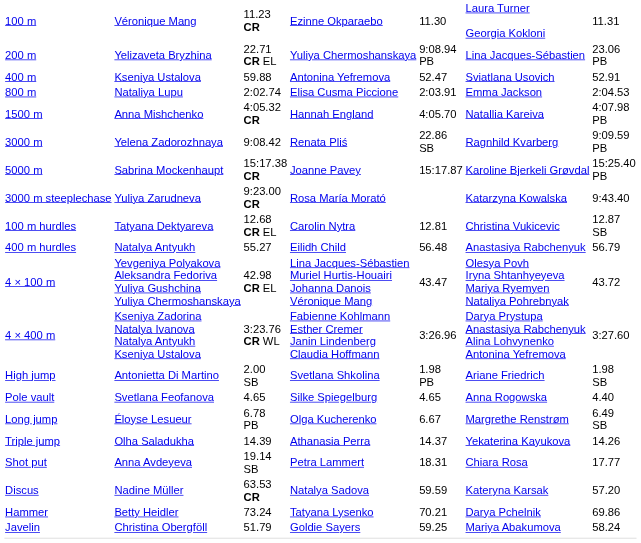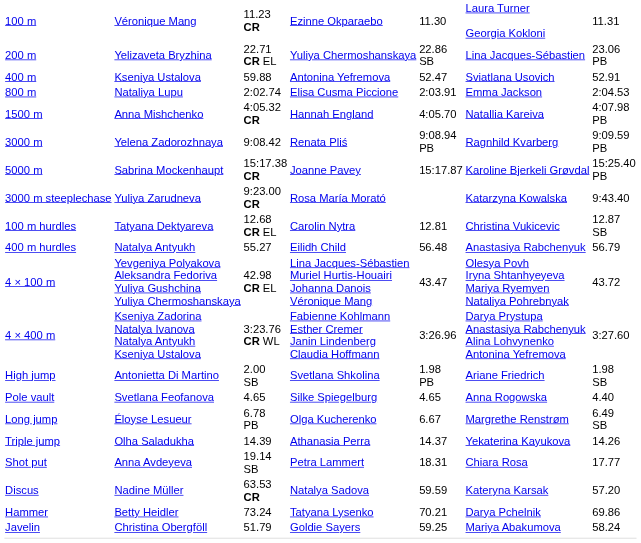(438, 55) 9:08.94 PB -> (433, 55) 22.86 SB
(433, 142) 22.86 SB -> (438, 142) 9:08.94 PB
